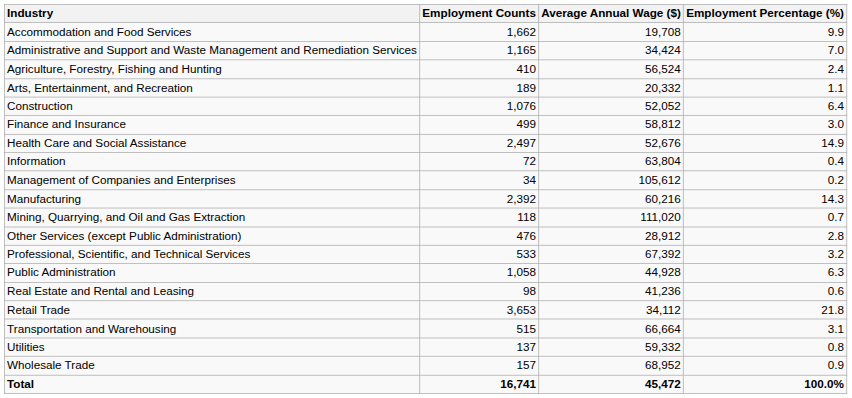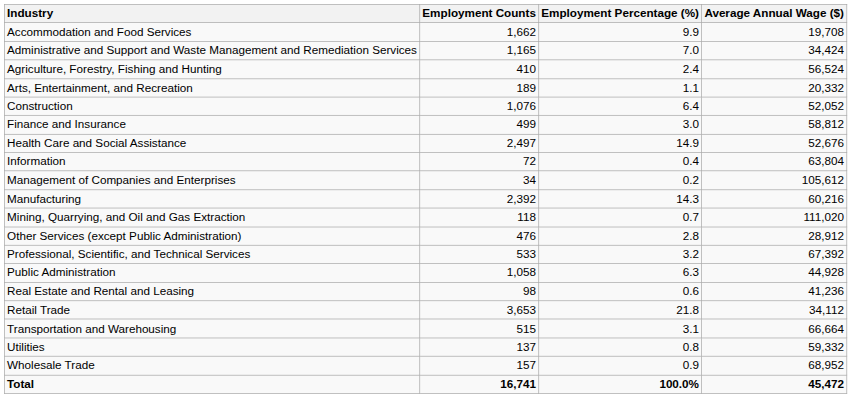columns swapped: (765, 13) <-> (611, 13)
